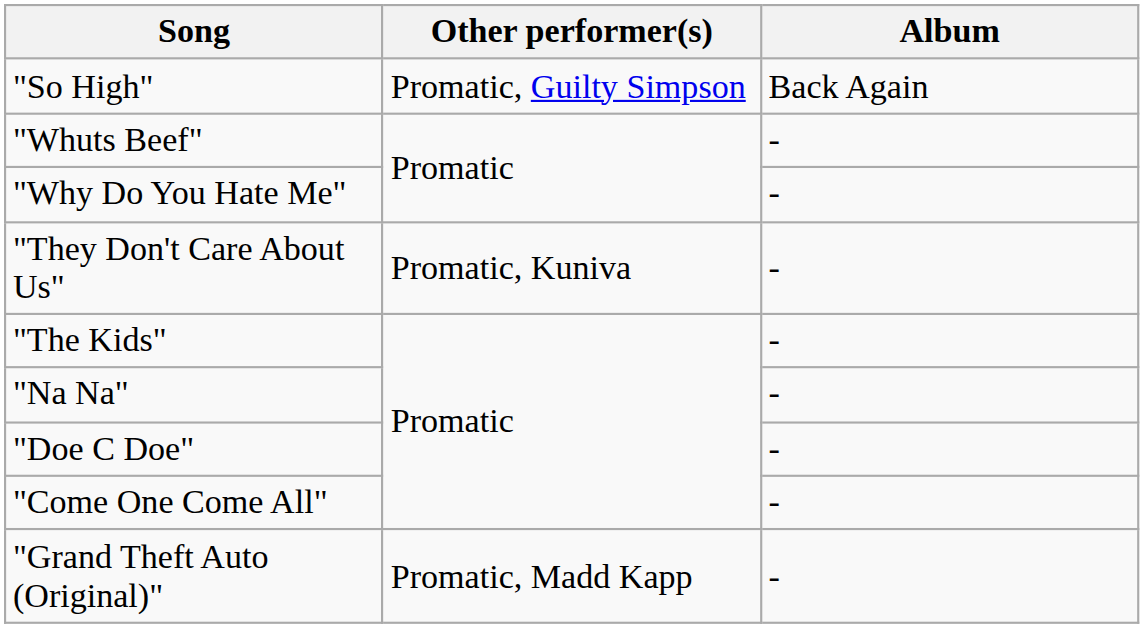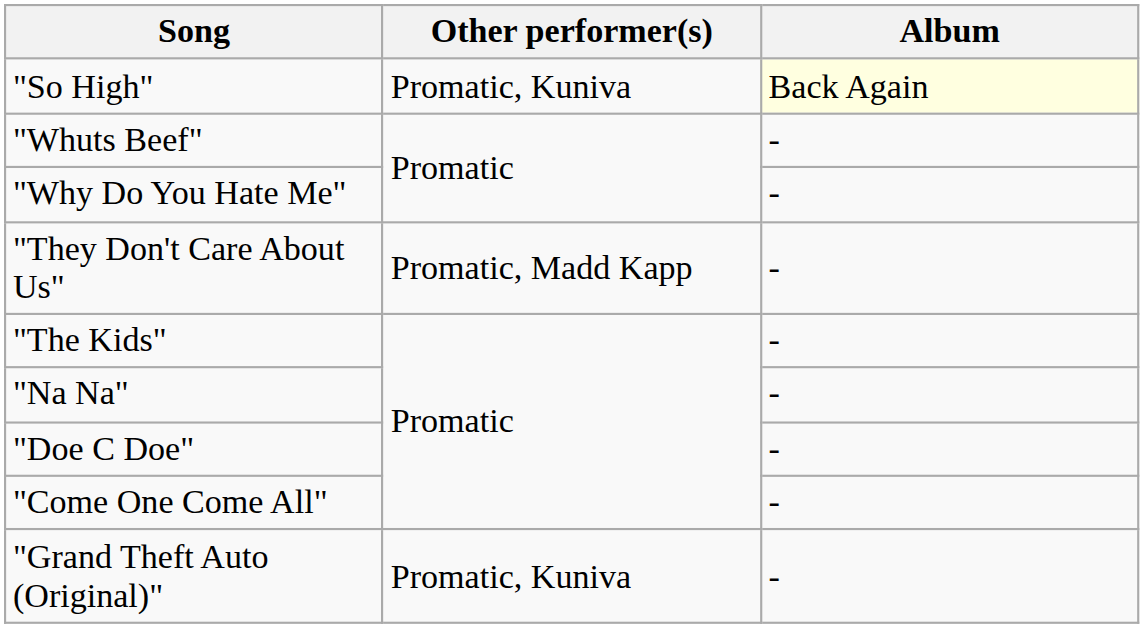(568, 85) Promatic, Guilty Simpson -> (511, 85) Promatic, Kuniva
(849, 85) no background -> (849, 85) lightyellow background
(511, 266) Promatic, Kuniva -> (542, 266) Promatic, Madd Kapp
(542, 575) Promatic, Madd Kapp -> (511, 575) Promatic, Kuniva
